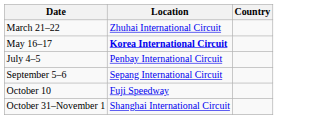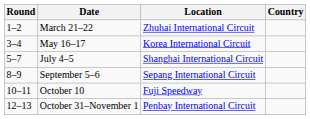+ column: (21, 12)
(169, 43) bold -> (197, 43) normal
(166, 59) Penbay International Circuit -> (203, 59) Shanghai International Circuit
(170, 106) Shanghai International Circuit -> (199, 106) Penbay International Circuit
